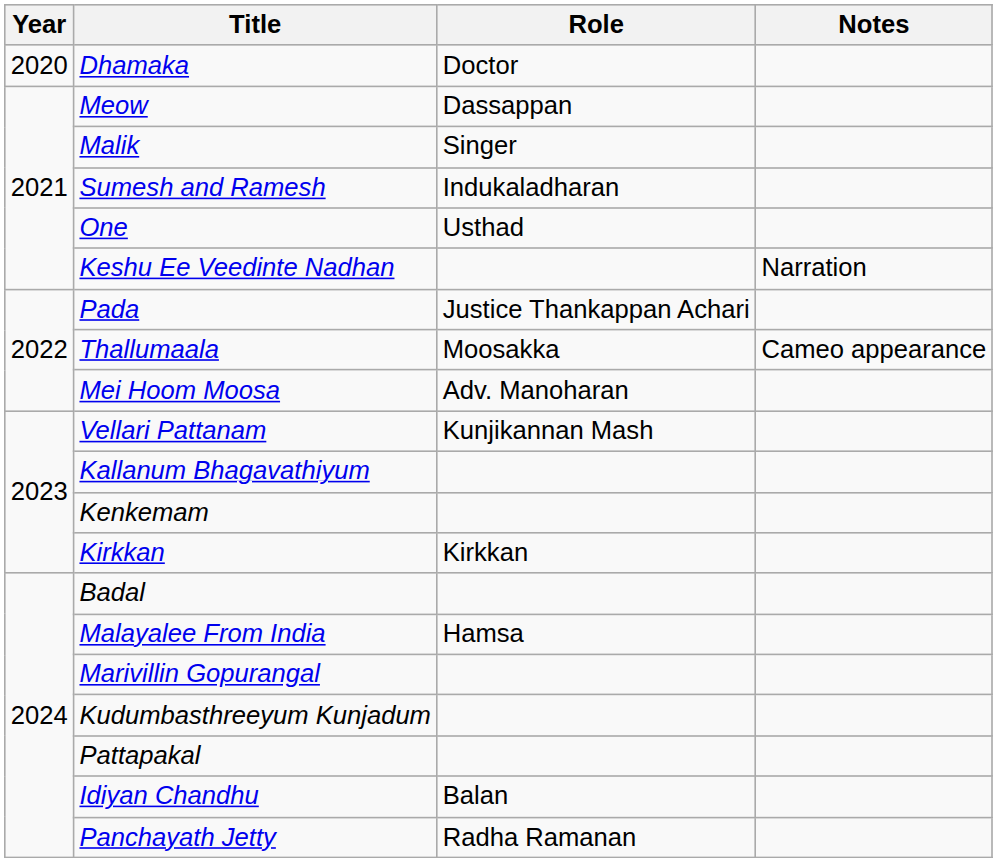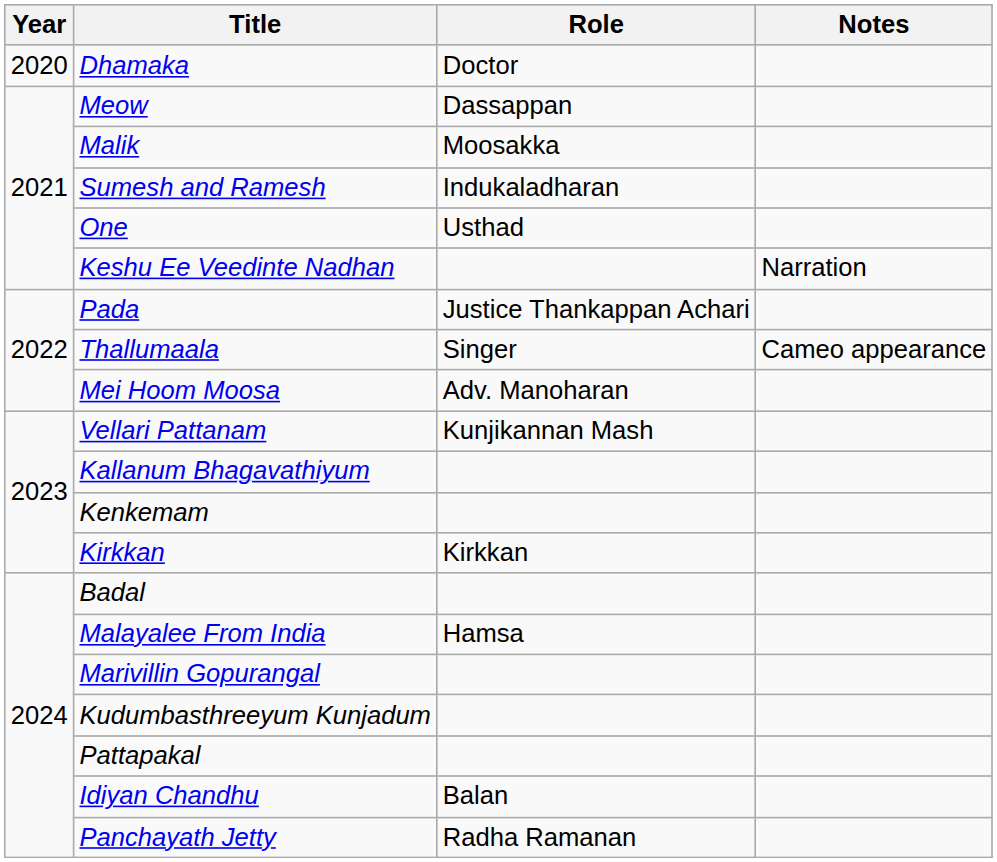(480, 146) Singer -> (501, 146) Moosakka
(501, 349) Moosakka -> (480, 349) Singer
